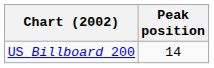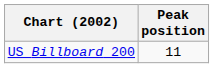(173, 52) 14 -> (173, 52) 11
